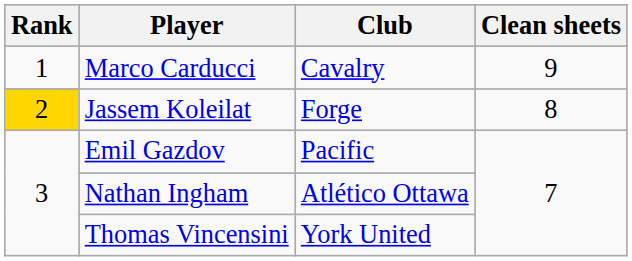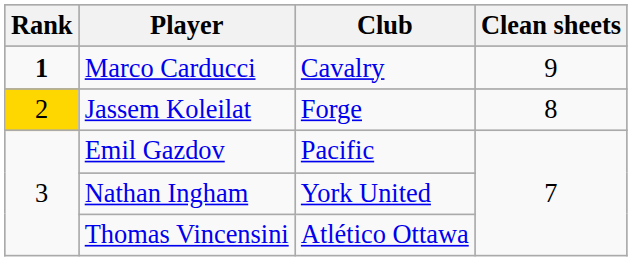(42, 67) normal -> (42, 67) bold
(385, 192) Atlético Ottawa -> (366, 192) York United
(366, 234) York United -> (385, 234) Atlético Ottawa
